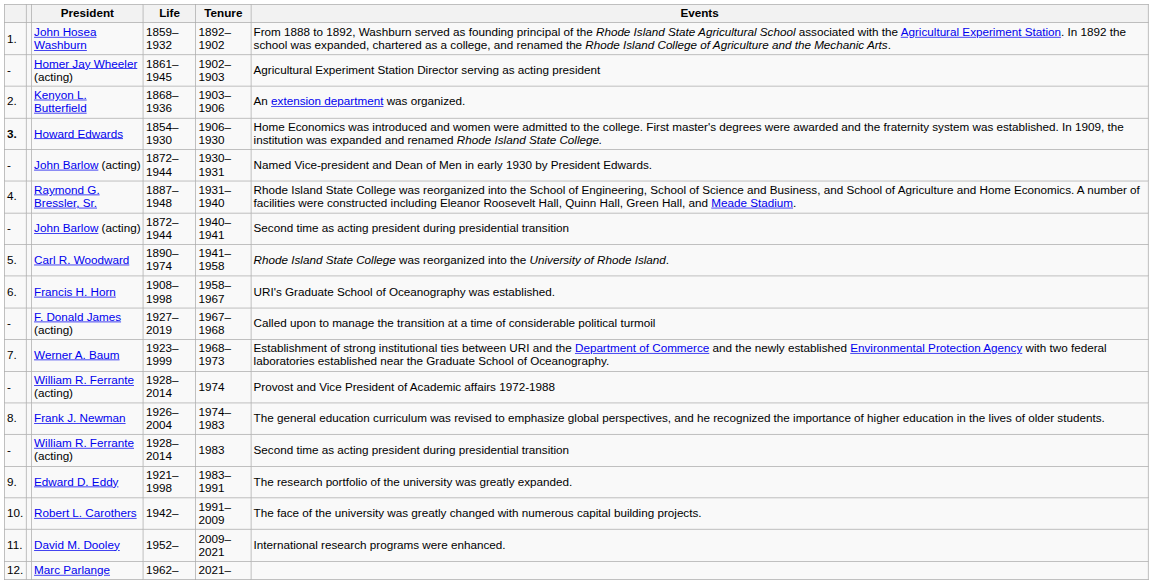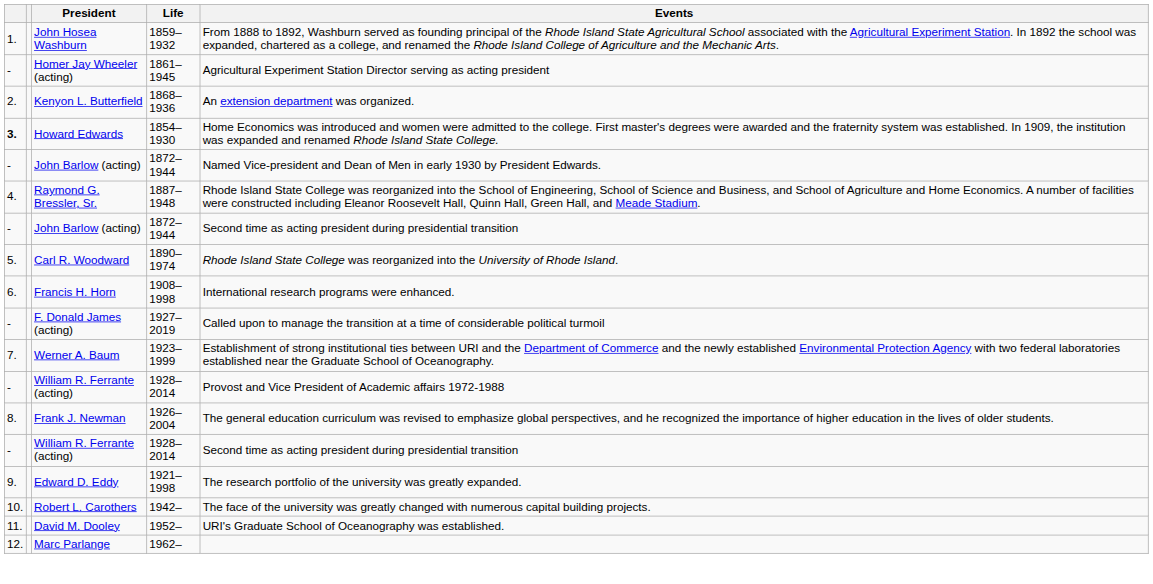- column: (223, 13)
(404, 292) URI's Graduate School of Oceanography was established. -> (329, 292) International research programs were enhanced.
(380, 545) International research programs were enhanced. -> (353, 525) URI's Graduate School of Oceanography was established.
